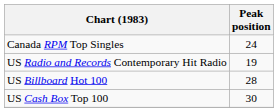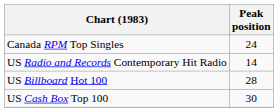(251, 62) 19 -> (251, 62) 14
